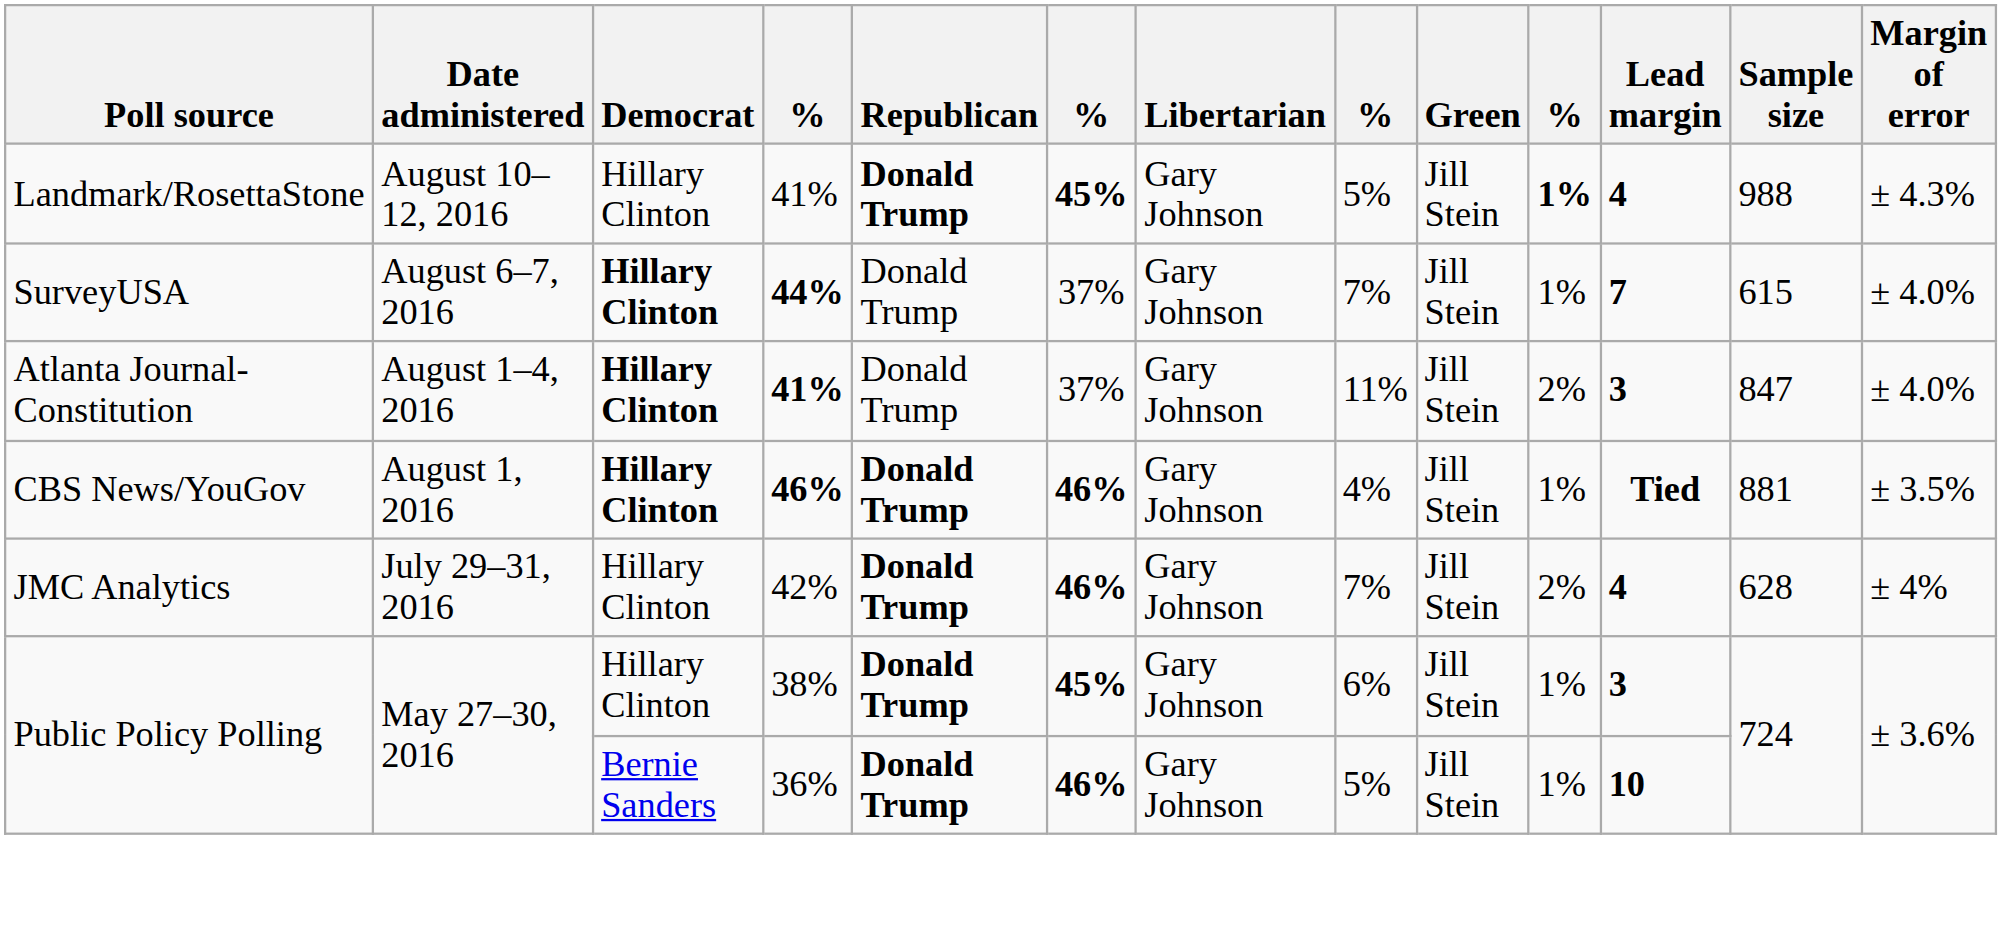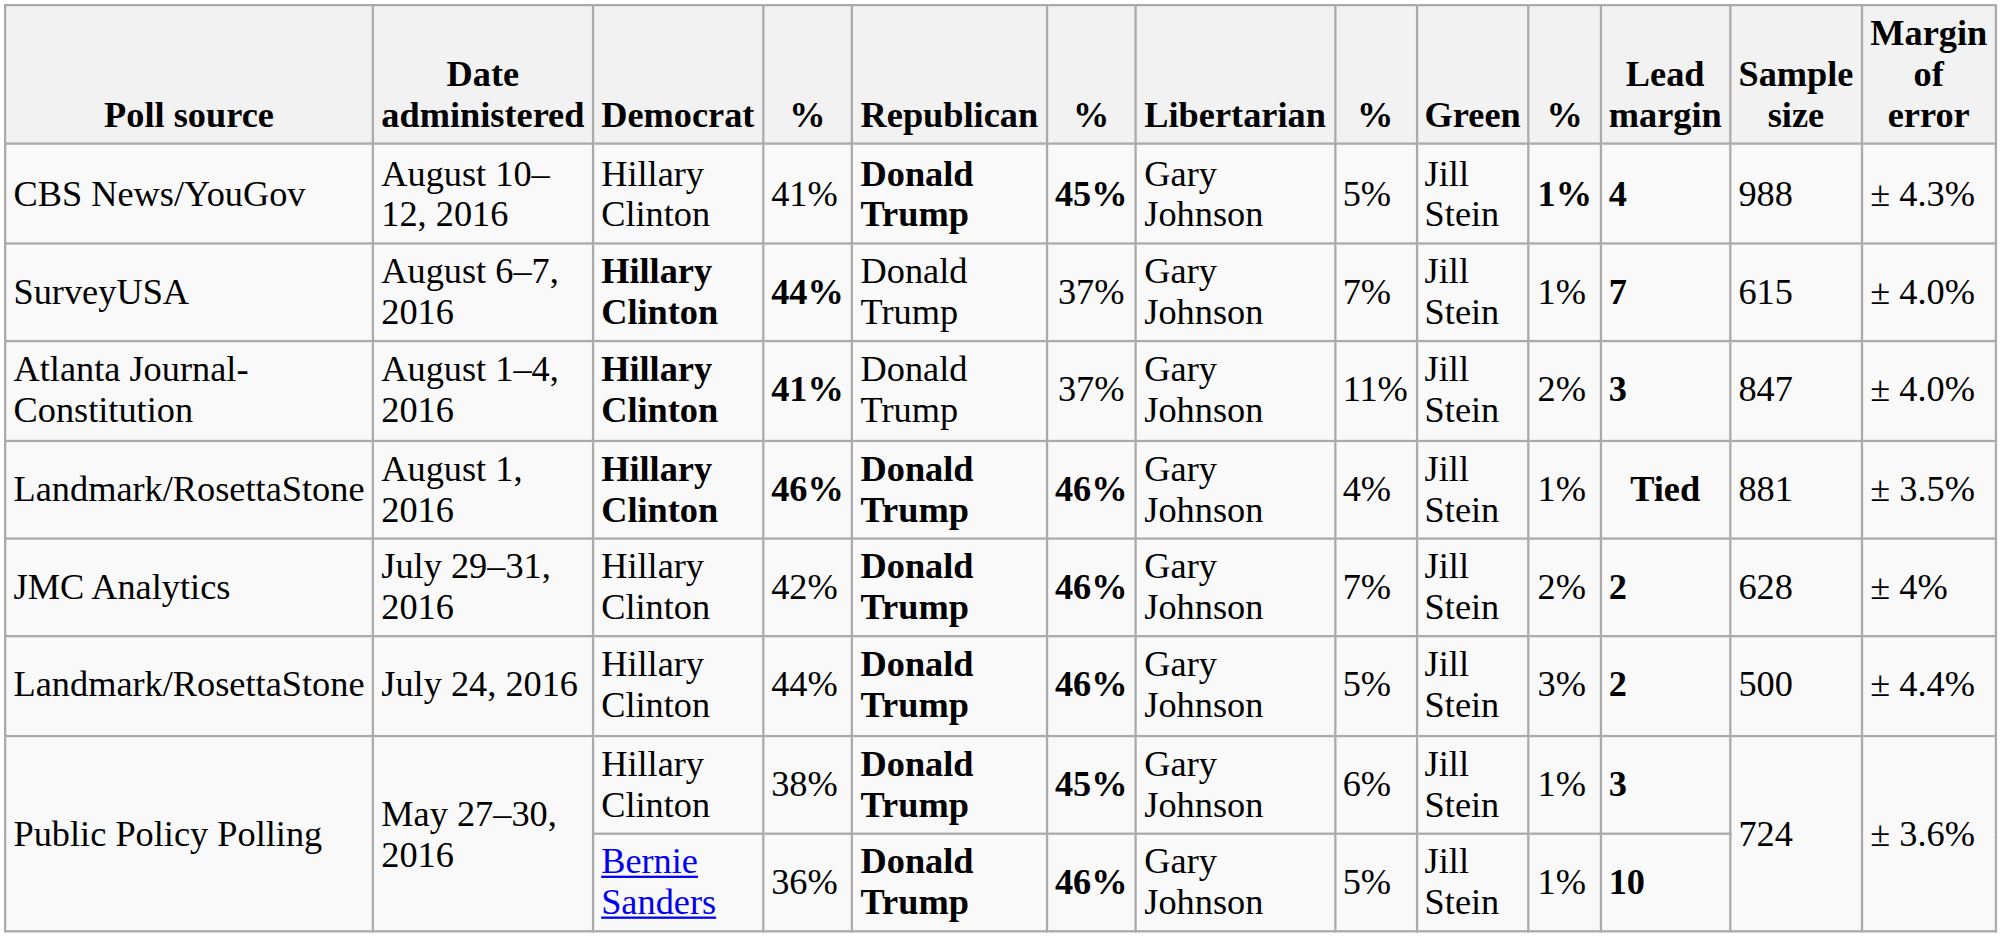(189, 193) Landmark/RosettaStone -> (160, 193) CBS News/YouGov
(160, 488) CBS News/YouGov -> (189, 488) Landmark/RosettaStone
(1618, 586) 4 -> (1618, 586) 2
+ row: (480, 685)
